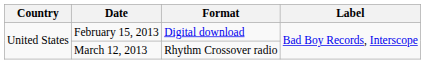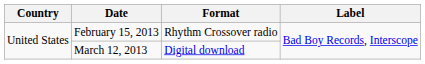(204, 31) Digital download -> (221, 31) Rhythm Crossover radio
(221, 50) Rhythm Crossover radio -> (204, 50) Digital download
